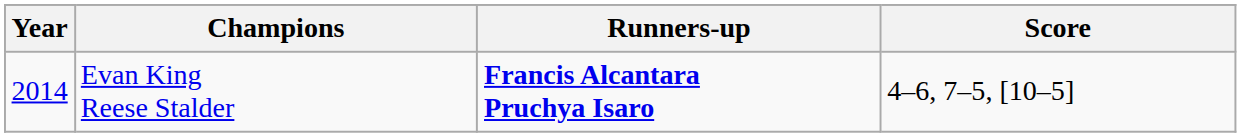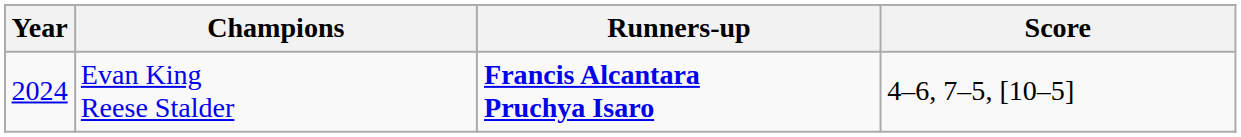(40, 90) 2014 -> (40, 90) 2024
